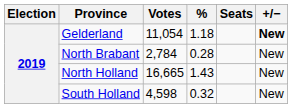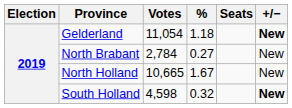(202, 53) 0.28 -> (202, 53) 0.27
(165, 73) 16,665 -> (165, 73) 10,665
(202, 73) 1.43 -> (202, 73) 1.67
(271, 93) normal -> (272, 93) bold
